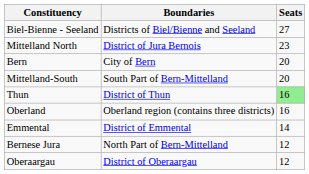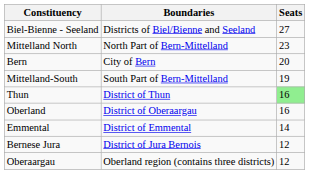(152, 45) District of Jura Bernois -> (166, 45) North Part of Bern-Mittelland
(284, 78) 20 -> (284, 78) 19
(189, 111) Oberland region (contains three districts) -> (150, 111) District of Oberaargau
(166, 144) North Part of Bern-Mittelland -> (152, 144) District of Jura Bernois
(150, 161) District of Oberaargau -> (189, 161) Oberland region (contains three districts)
